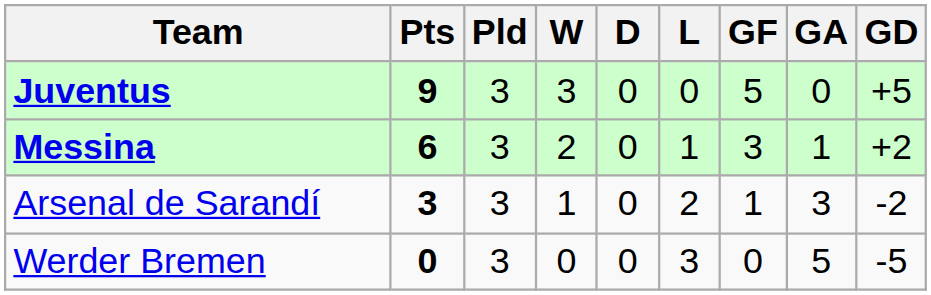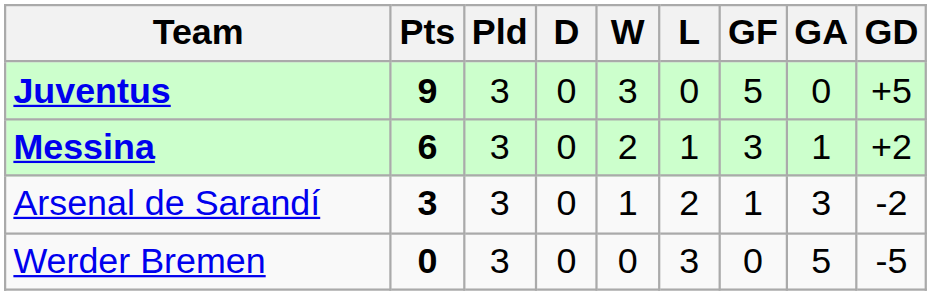columns swapped: (566, 32) <-> (628, 32)
